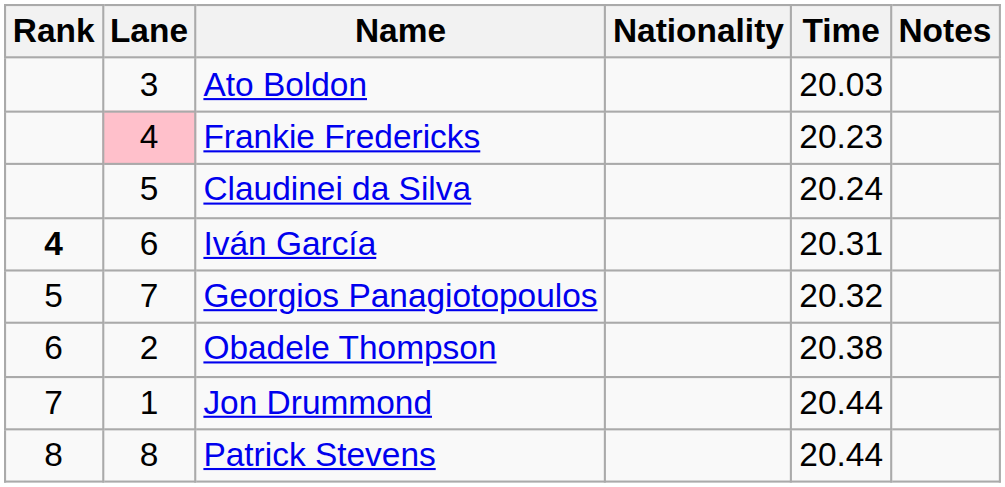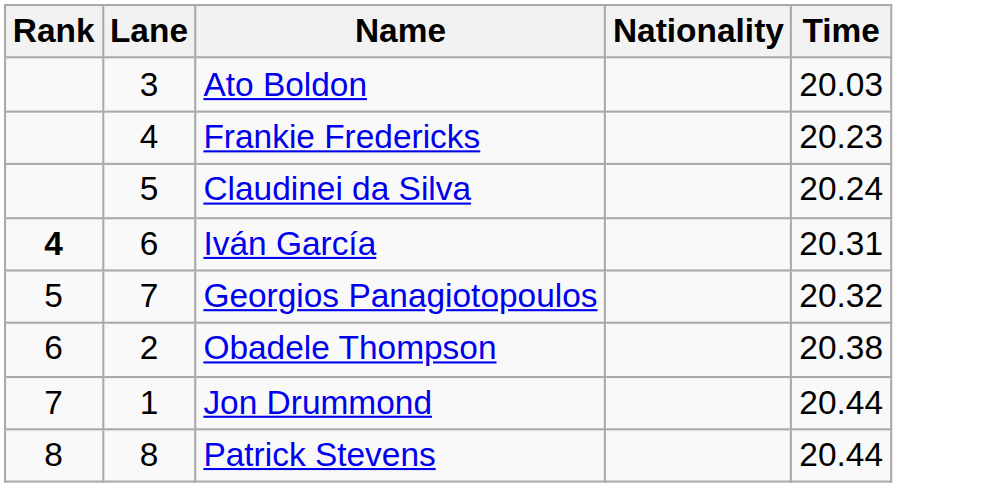- column: (945, 31)
(149, 137) pink background -> (149, 137) no background
